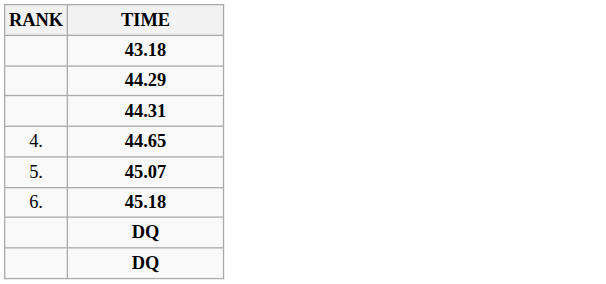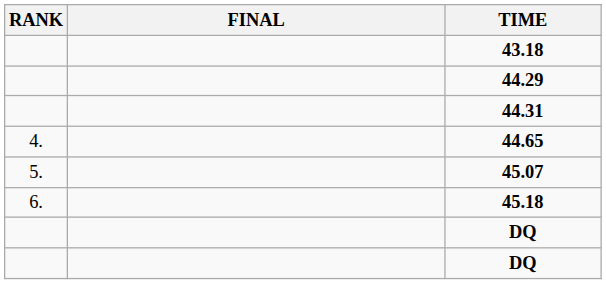+ column: (256, 20)
